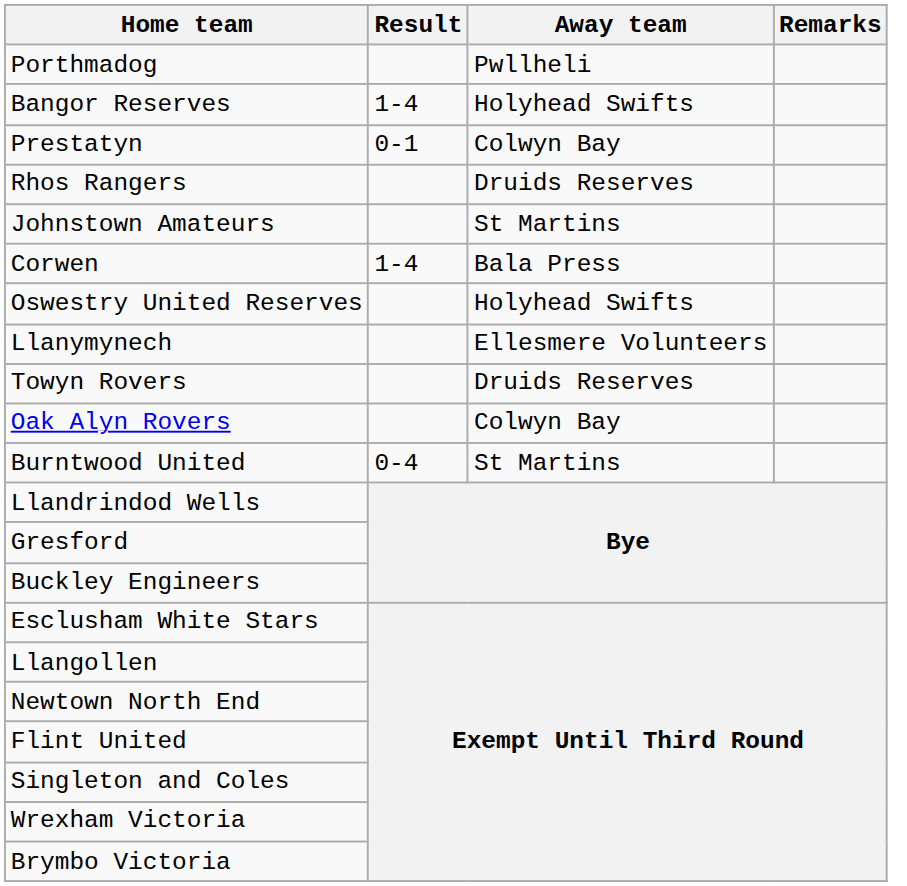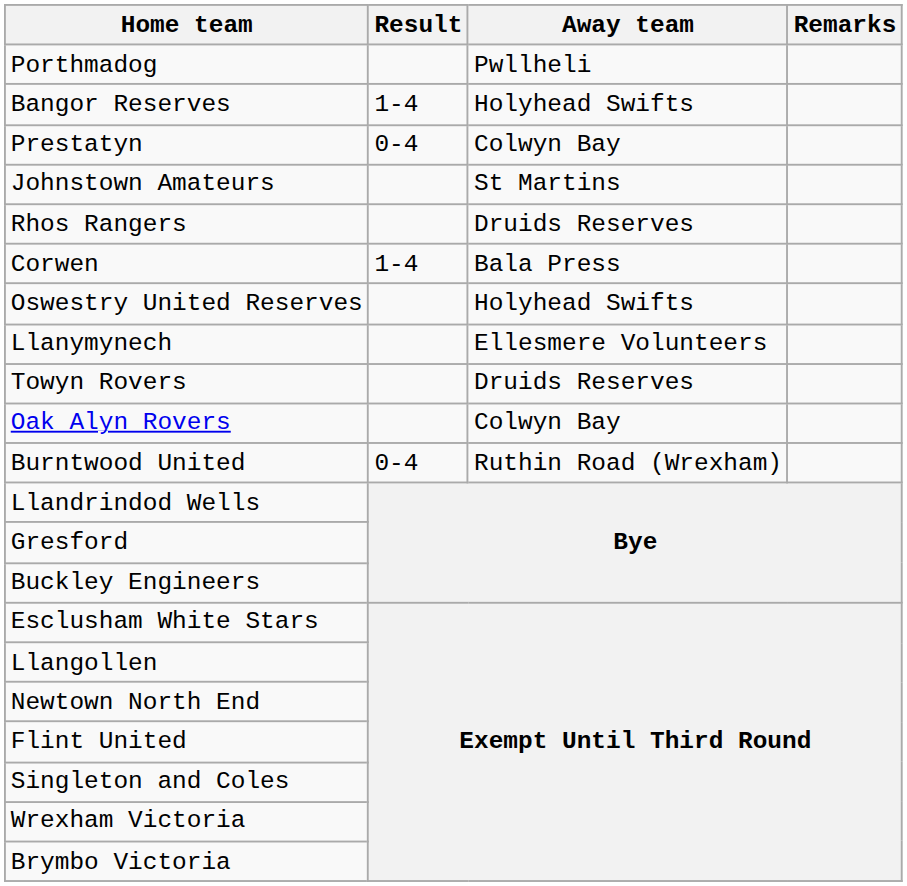(396, 144) 0-1 -> (396, 144) 0-4
rows swapped: (143, 224) <-> (99, 184)
(547, 463) St Martins -> (628, 463) Ruthin Road (Wrexham)
